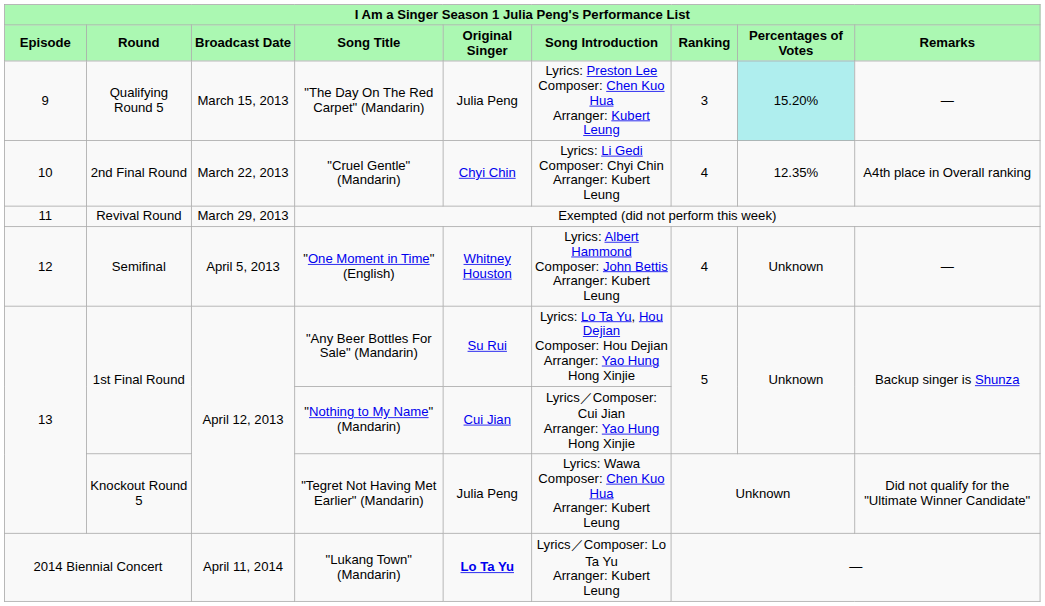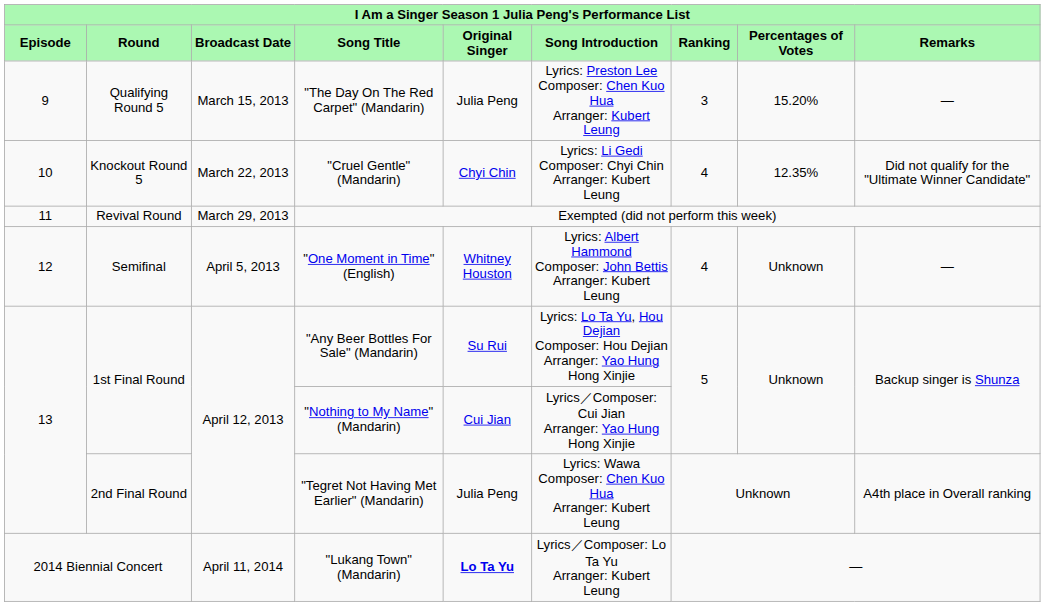(796, 100) paleturquoise background -> (796, 100) no background
(139, 173) 2nd Final Round -> (139, 173) Knockout Round 5
(947, 173) A4th place in Overall ranking -> (947, 173) Did not qualify for the "Ultimate Winner Candidate"
(139, 493) Knockout Round 5 -> (139, 493) 2nd Final Round
(947, 493) Did not qualify for the "Ultimate Winner Candidate" -> (947, 493) A4th place in Overall ranking
